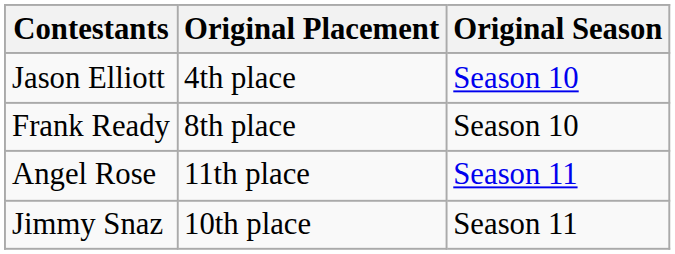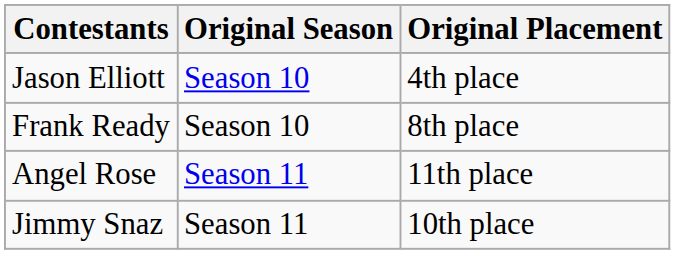columns swapped: (558, 28) <-> (312, 28)
